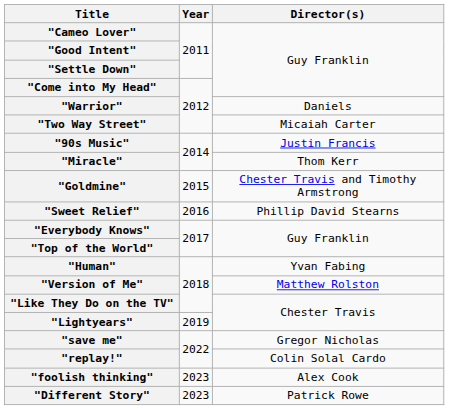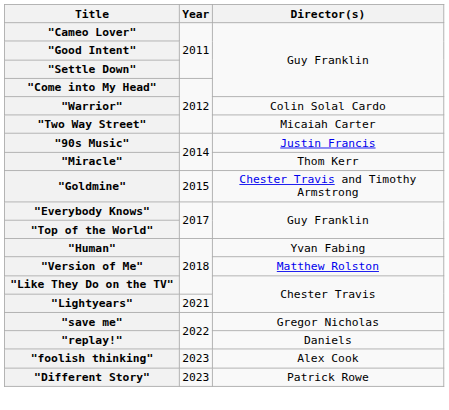(328, 106) Daniels -> (328, 106) Colin Solal Cardo
- row: (92, 211)
(196, 322) 2019 -> (196, 303) 2021
(328, 358) Colin Solal Cardo -> (328, 340) Daniels
